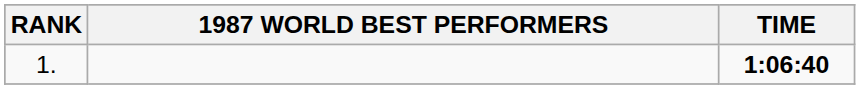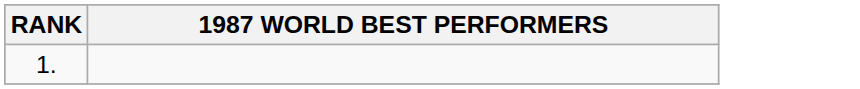- column: (787, 25)
